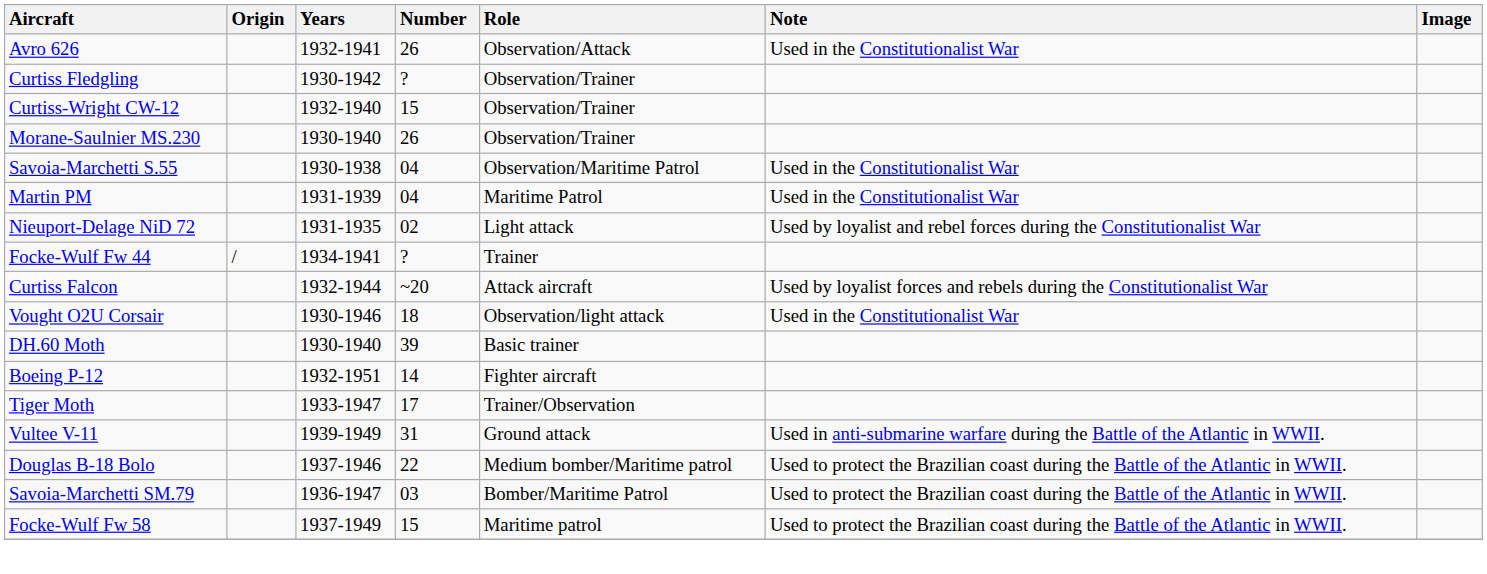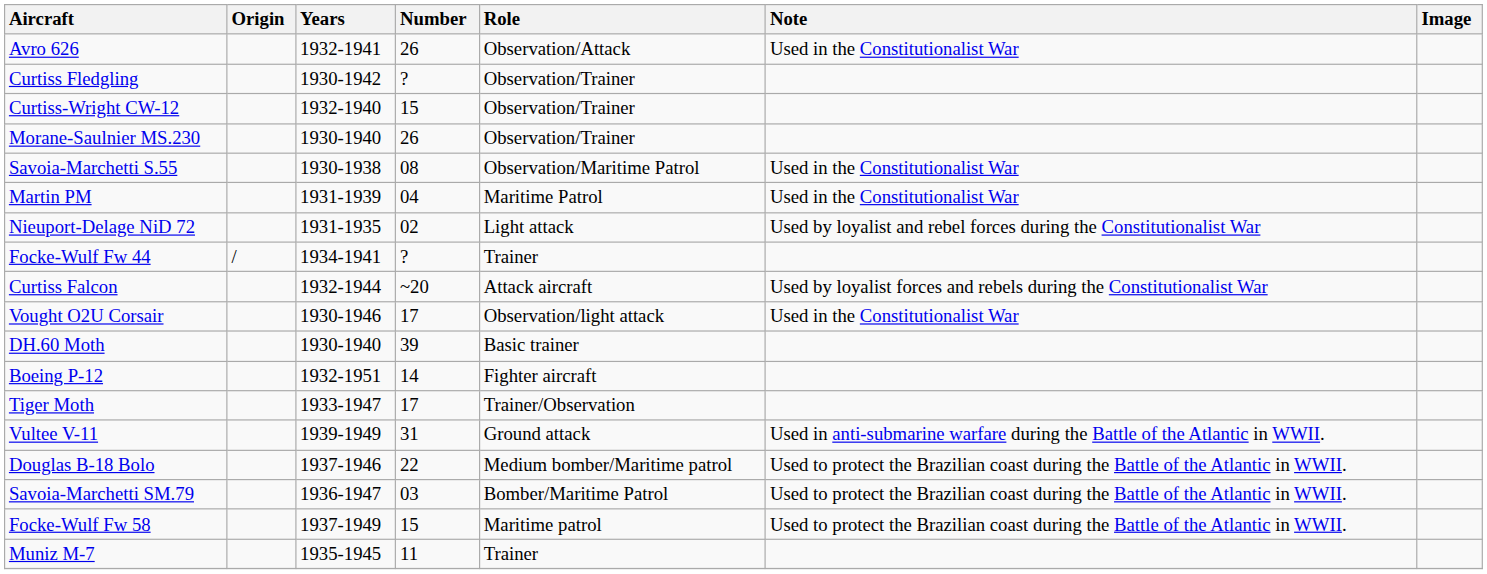(409, 167) 04 -> (409, 167) 08
(409, 316) 18 -> (409, 316) 17
+ row: (52, 553)
